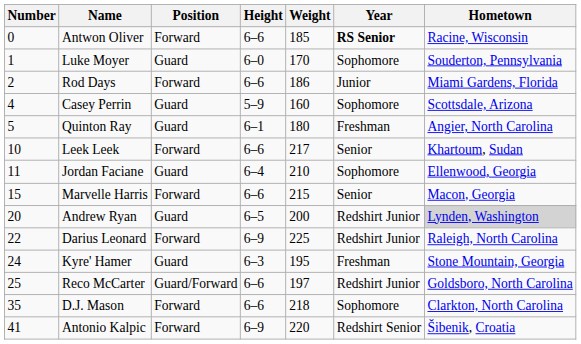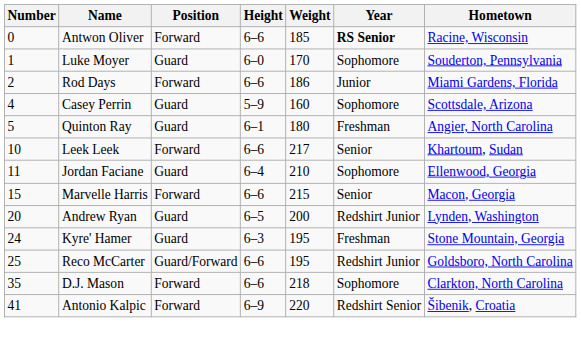(483, 216) lightgrey background -> (483, 216) no background
- row: (104, 238)
(299, 283) 197 -> (299, 261) 195
